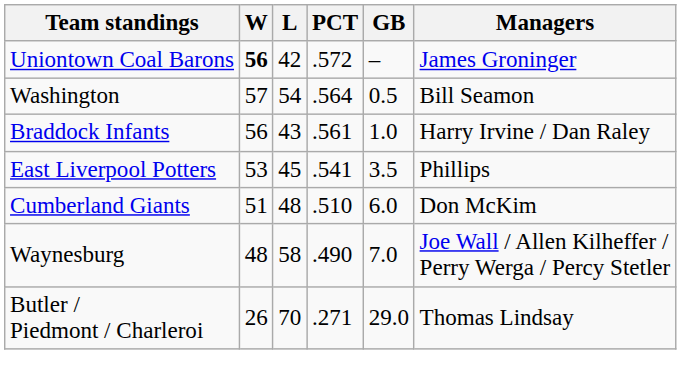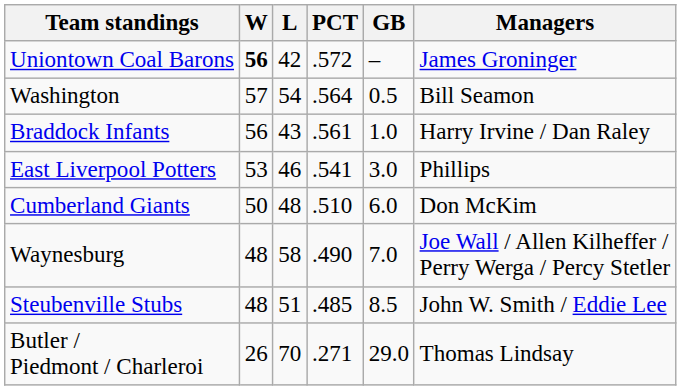(290, 168) 45 -> (290, 168) 46
(383, 168) 3.5 -> (383, 168) 3.0
(256, 205) 51 -> (256, 205) 50
+ row: (96, 304)
